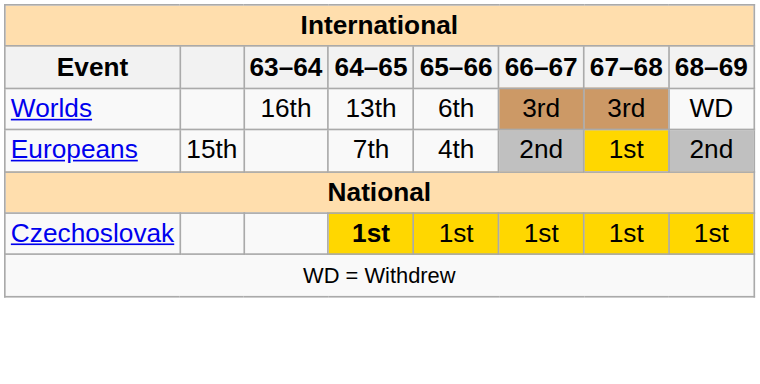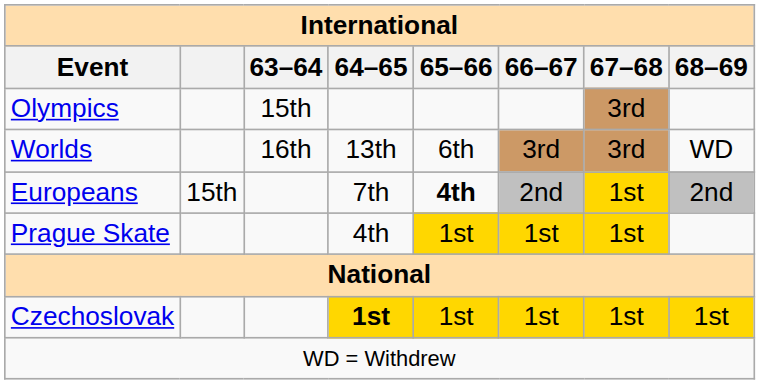+ row: (65, 108)
(456, 150) normal -> (456, 191) bold
+ row: (90, 233)
